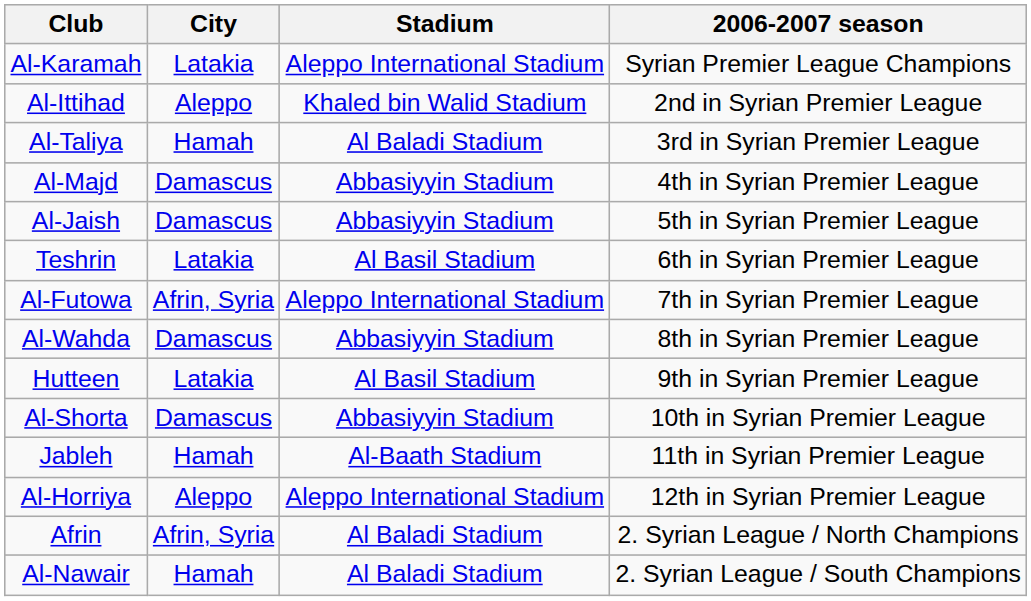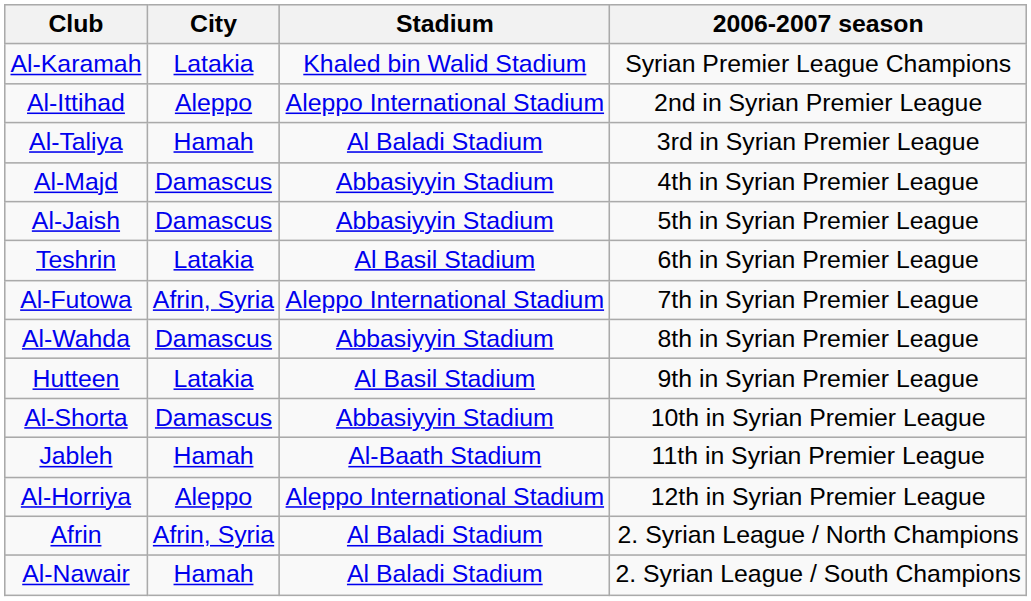(445, 63) Aleppo International Stadium -> (445, 63) Khaled bin Walid Stadium
(445, 102) Khaled bin Walid Stadium -> (445, 102) Aleppo International Stadium
